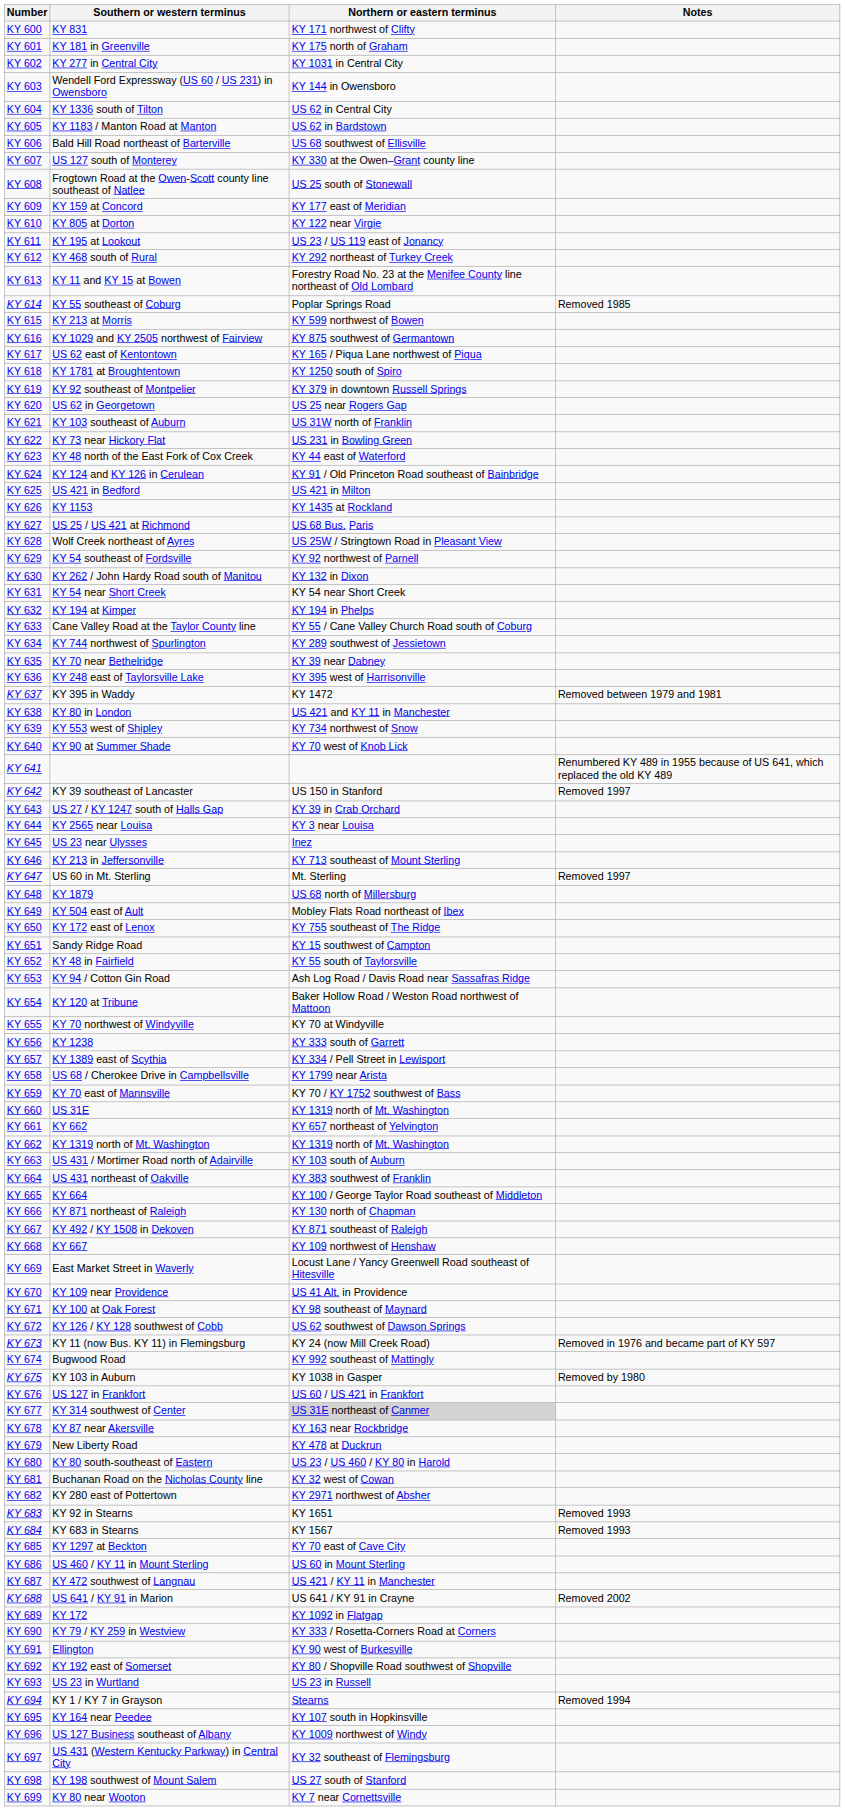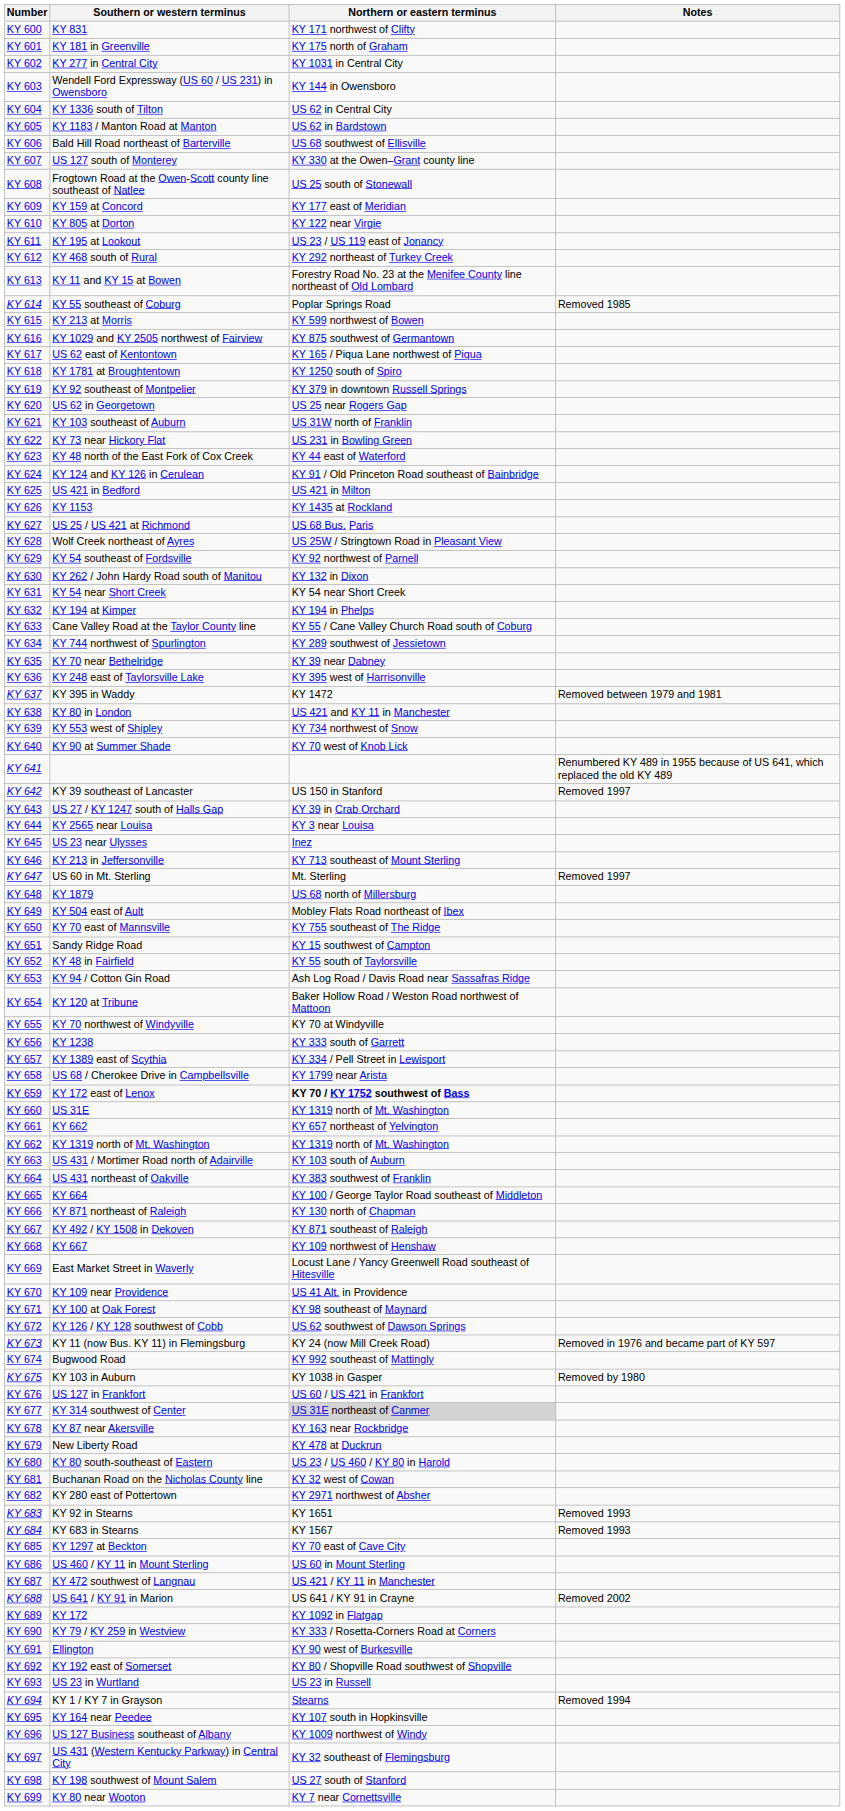(103, 928) KY 172 east of Lenox -> (111, 928) KY 70 east of Mannsville
(111, 1093) KY 70 east of Mannsville -> (103, 1093) KY 172 east of Lenox
(376, 1093) normal -> (381, 1093) bold
